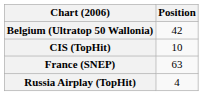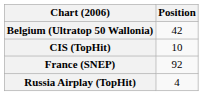(177, 64) 63 -> (177, 64) 92
